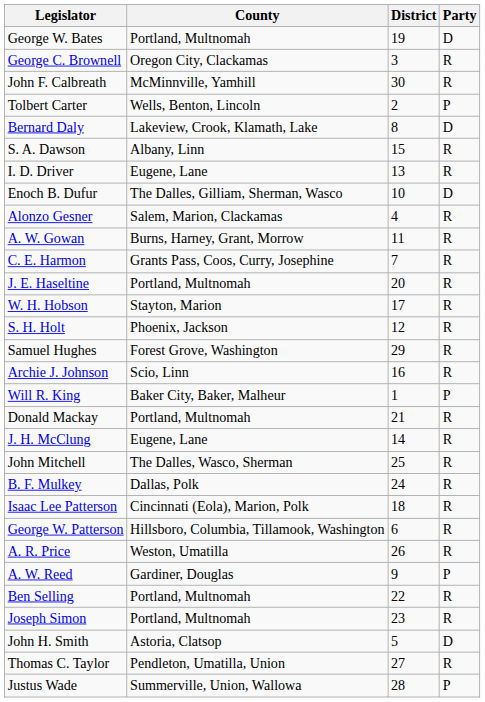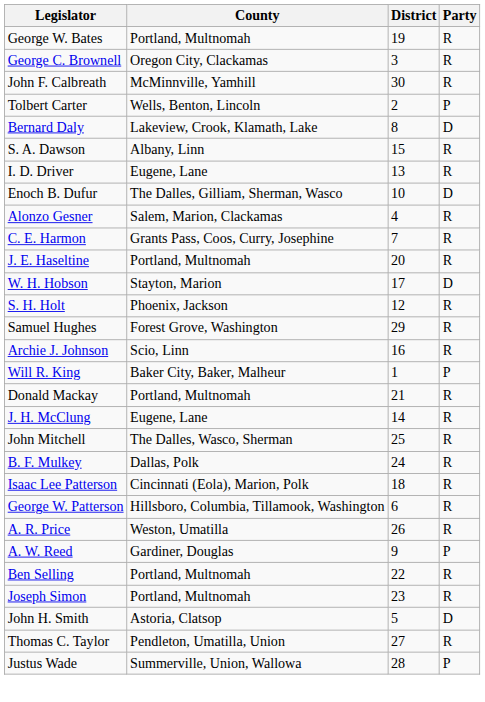(448, 37) D -> (447, 37) R
- row: (46, 238)
(447, 305) R -> (448, 283) D
